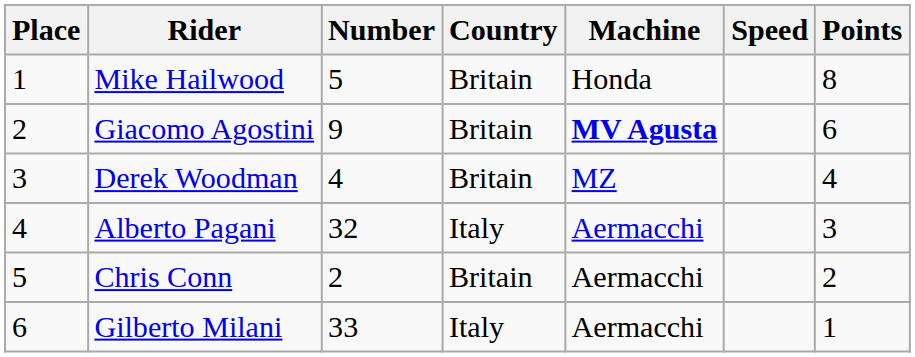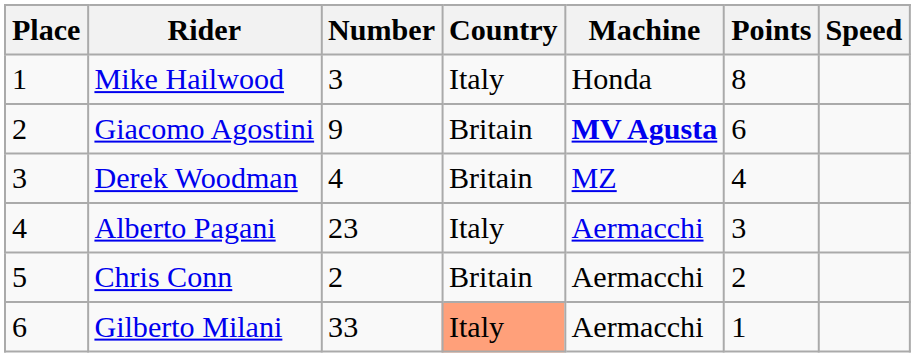columns swapped: (770, 29) <-> (862, 29)
(336, 79) 5 -> (336, 79) 3
(491, 79) Britain -> (477, 79) Italy
(343, 227) 32 -> (343, 227) 23
(477, 327) no background -> (477, 327) lightsalmon background
